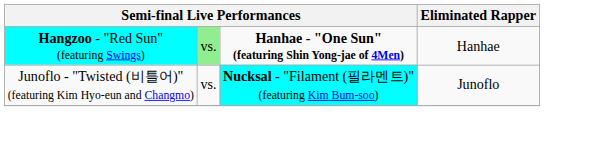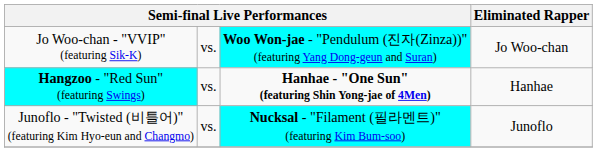+ row: (101, 47)
(209, 45) lightgreen background -> (209, 86) no background
